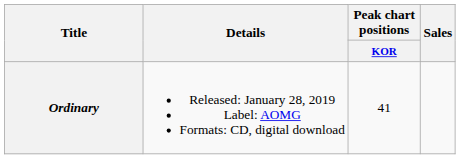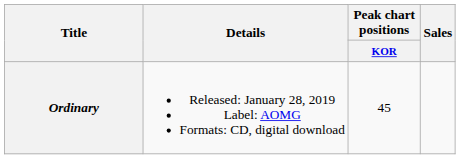(384, 107) 41 -> (384, 107) 45
